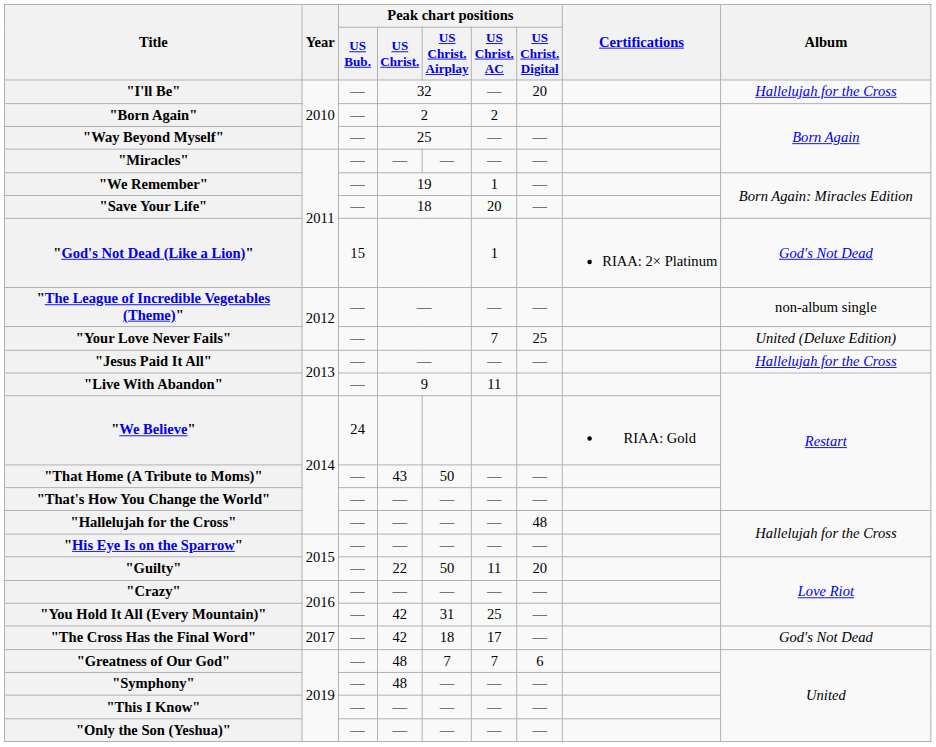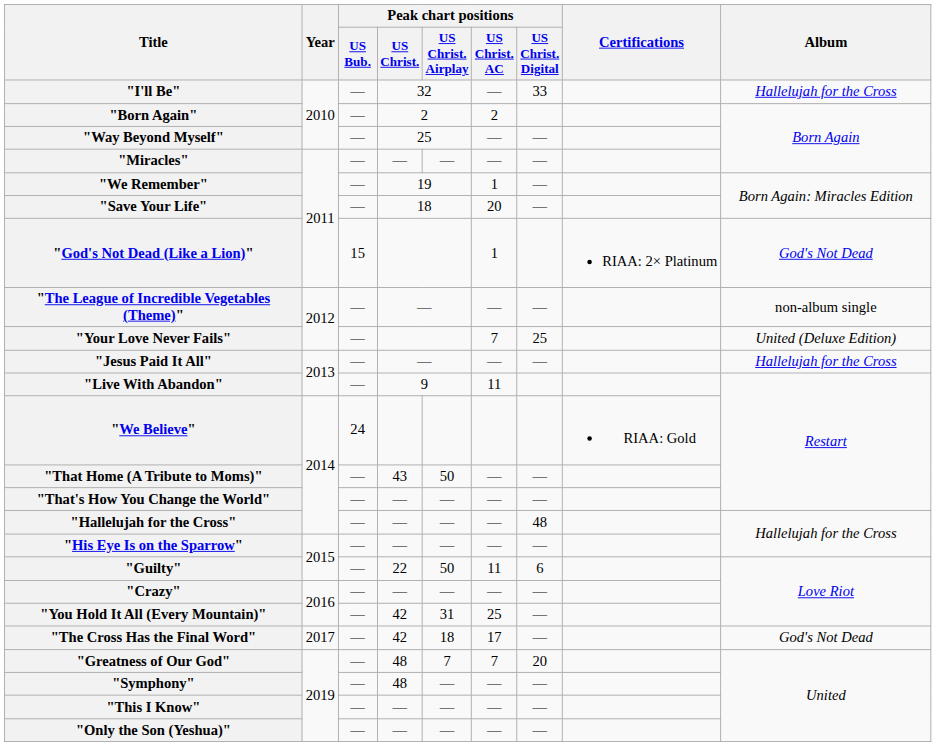(540, 91) 20 -> (540, 91) 33
(540, 568) 20 -> (540, 568) 6
(540, 660) 6 -> (540, 660) 20
